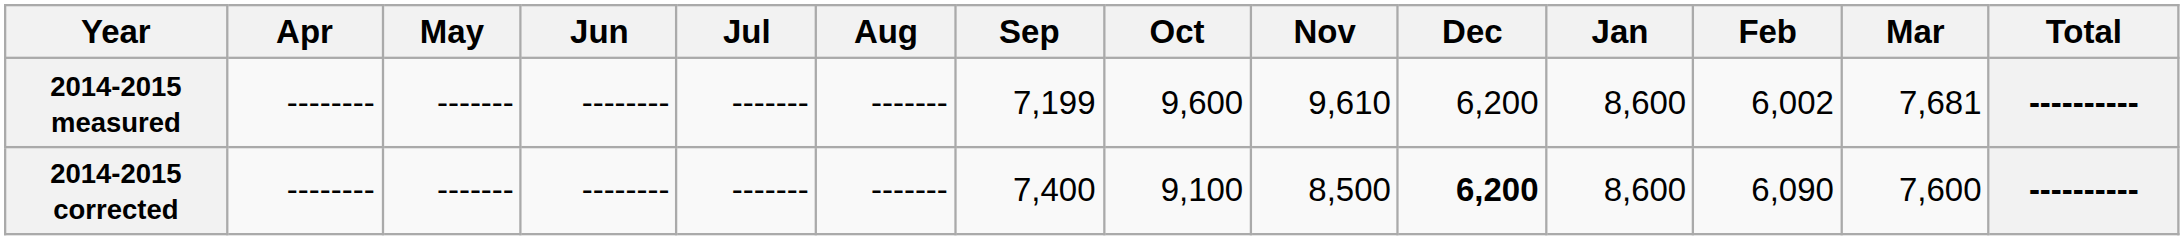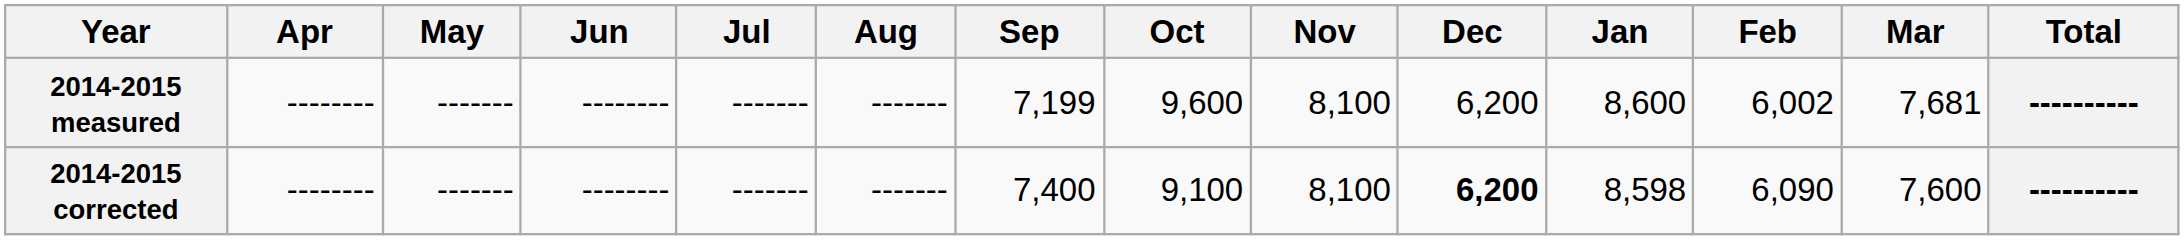(1350, 102) 9,610 -> (1350, 102) 8,100
(1350, 191) 8,500 -> (1350, 191) 8,100
(1645, 191) 8,600 -> (1645, 191) 8,598
